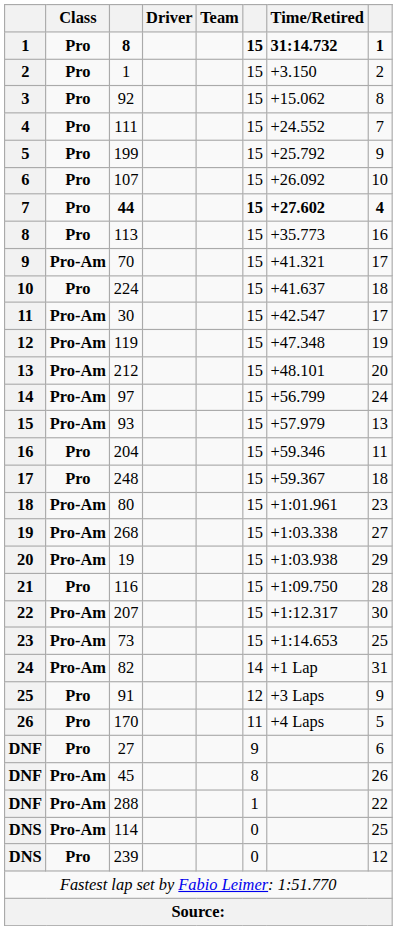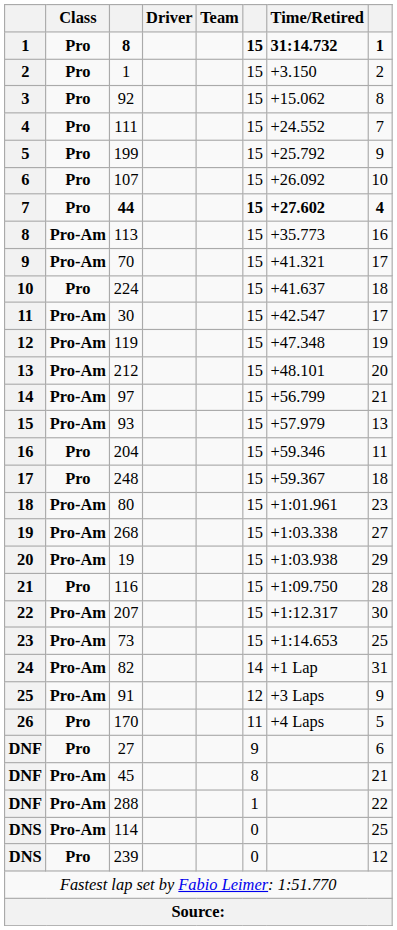(78, 235) Pro -> (78, 235) Pro-Am
(380, 397) 24 -> (380, 397) 21
(78, 695) Pro -> (78, 695) Pro-Am
(380, 776) 26 -> (380, 776) 21
